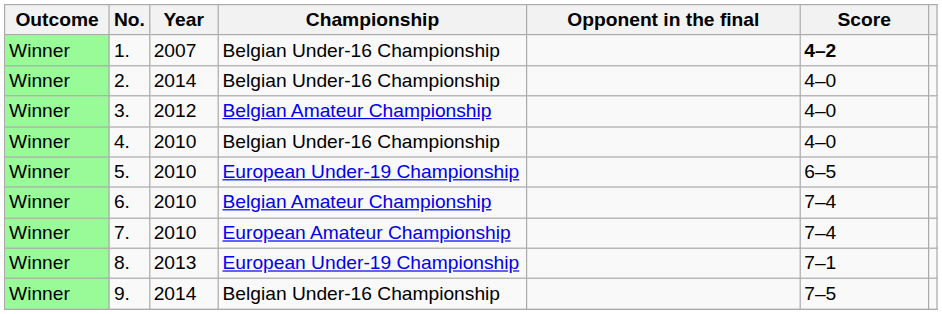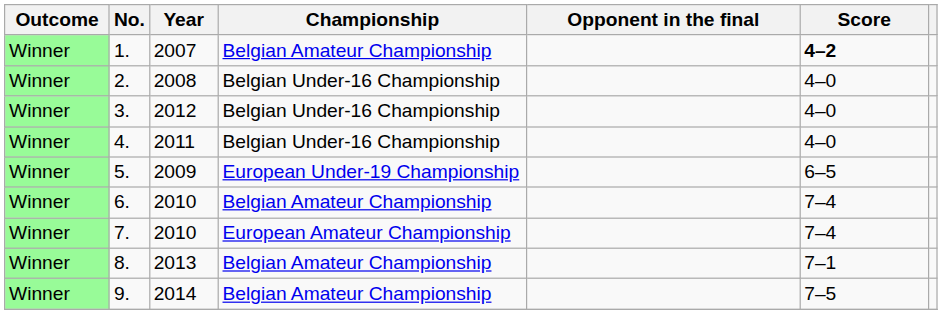(361, 50) Belgian Under-16 Championship -> (357, 50) Belgian Amateur Championship
(175, 80) 2014 -> (175, 80) 2008
(357, 111) Belgian Amateur Championship -> (361, 111) Belgian Under-16 Championship
(175, 141) 2010 -> (174, 141) 2011
(175, 171) 2010 -> (175, 171) 2009
(371, 263) European Under-19 Championship -> (357, 263) Belgian Amateur Championship
(361, 293) Belgian Under-16 Championship -> (357, 293) Belgian Amateur Championship
